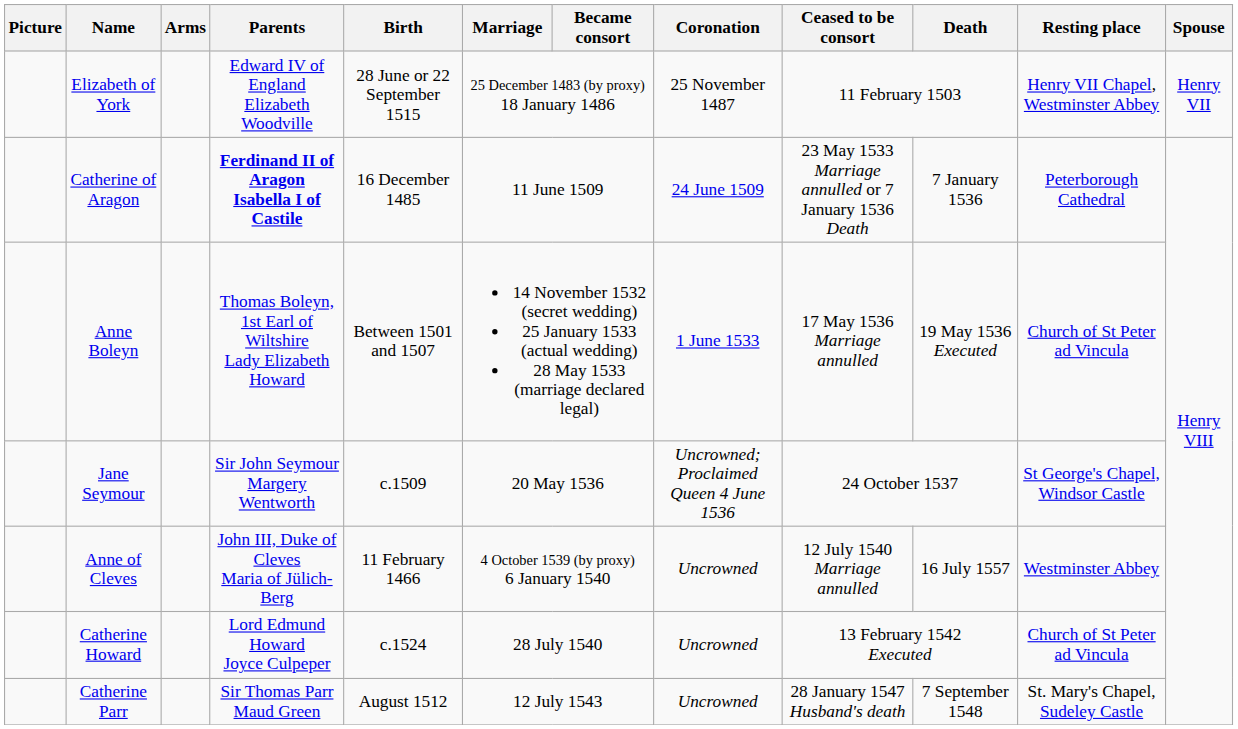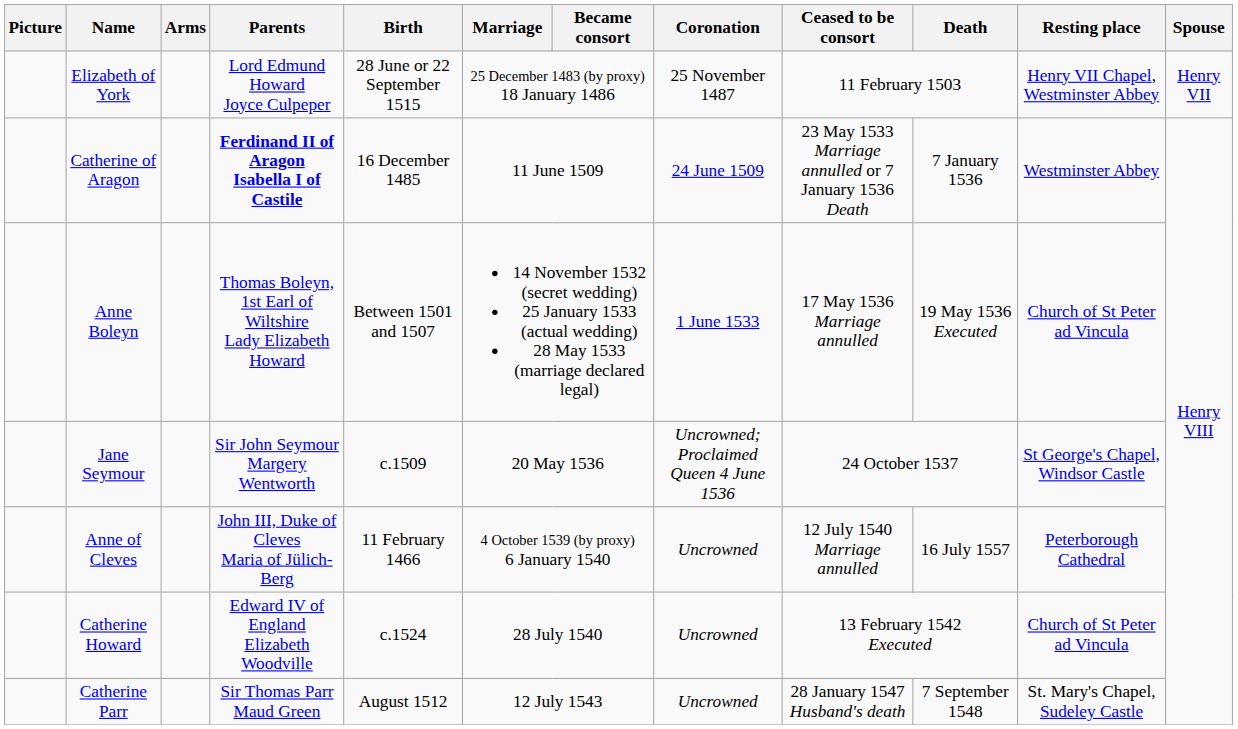(277, 94) Edward IV of England Elizabeth Woodville -> (277, 84) Lord Edmund Howard Joyce Culpeper
(1092, 189) Peterborough Cathedral -> (1092, 170) Westminster Abbey
(1092, 568) Westminster Abbey -> (1092, 549) Peterborough Cathedral
(277, 644) Lord Edmund Howard Joyce Culpeper -> (277, 635) Edward IV of England Elizabeth Woodville
